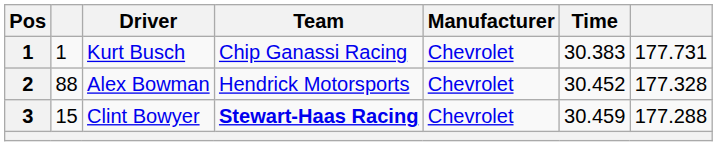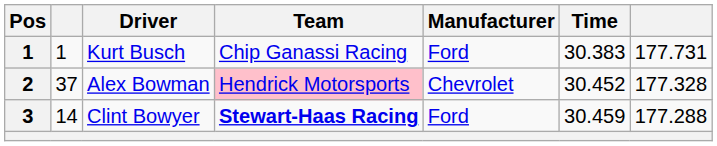(471, 52) Chevrolet -> (448, 52) Ford
(67, 84) 88 -> (67, 84) 37
(314, 84) no background -> (314, 84) pink background
(67, 116) 15 -> (67, 116) 14
(471, 116) Chevrolet -> (448, 116) Ford
